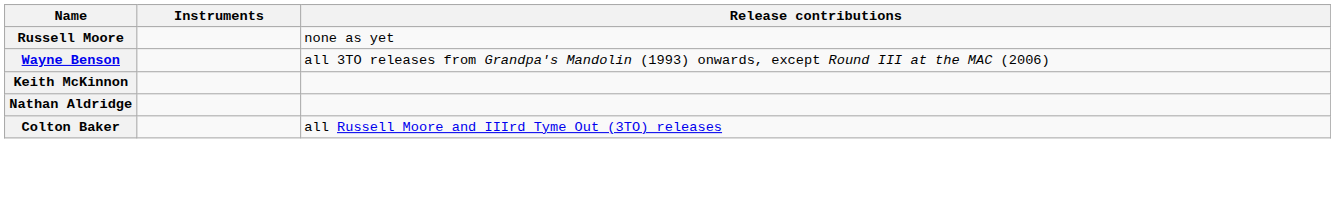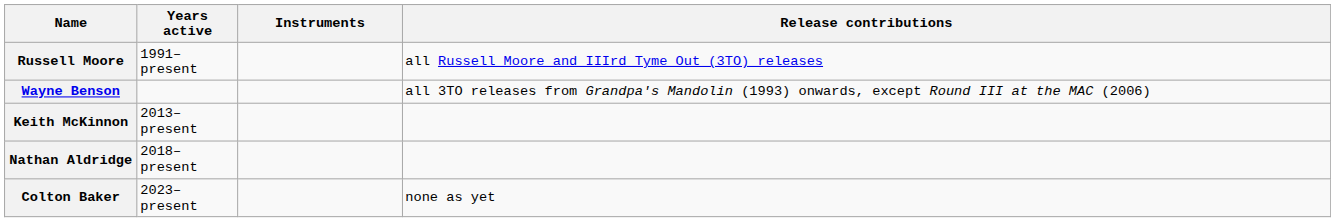+ column: (188, 24)
(349, 38) none as yet -> (614, 62) all Russell Moore and IIIrd Tyme Out (3TO) releases
(513, 127) all Russell Moore and IIIrd Tyme Out (3TO) releases -> (450, 198) none as yet
